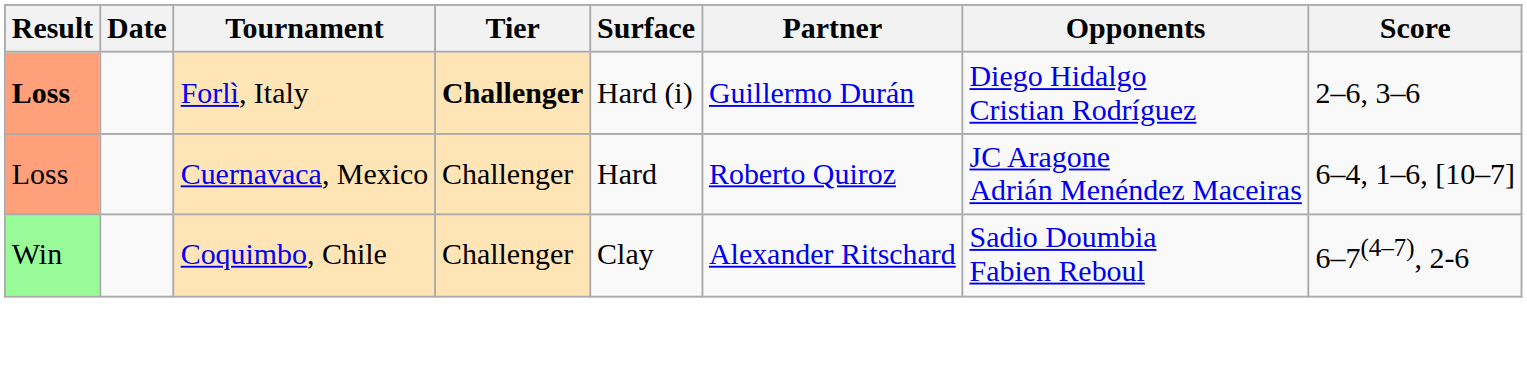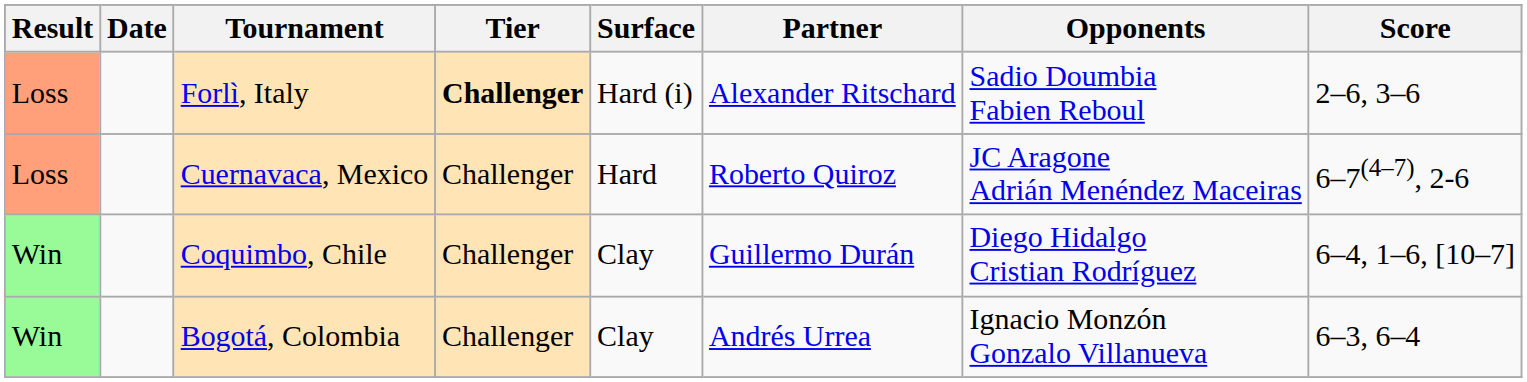(41, 92) bold -> (40, 92) normal
(812, 92) Guillermo Durán -> (832, 92) Alexander Ritschard
(1083, 92) Diego Hidalgo Cristian Rodríguez -> (1063, 92) Sadio Doumbia Fabien Reboul
(1415, 173) 6–4, 1–6, [10–7] -> (1392, 173) 6–7(4–7), 2-6
(832, 254) Alexander Ritschard -> (812, 254) Guillermo Durán
(1063, 254) Sadio Doumbia Fabien Reboul -> (1083, 254) Diego Hidalgo Cristian Rodríguez
(1392, 254) 6–7(4–7), 2-6 -> (1415, 254) 6–4, 1–6, [10–7]
+ row: (290, 335)
